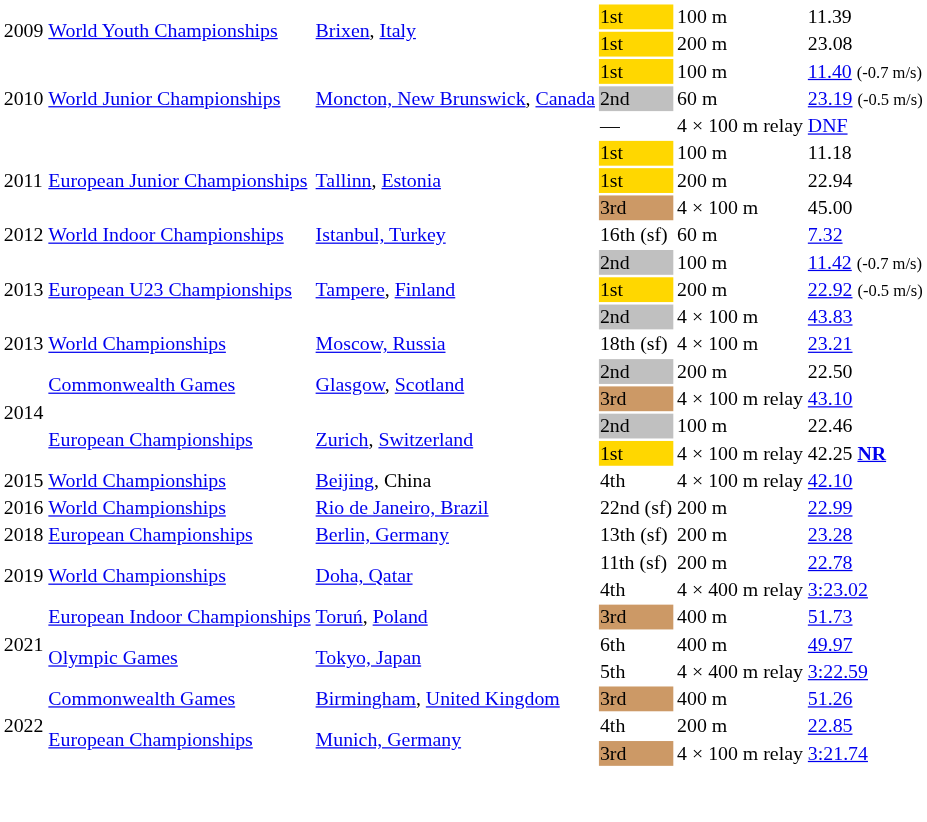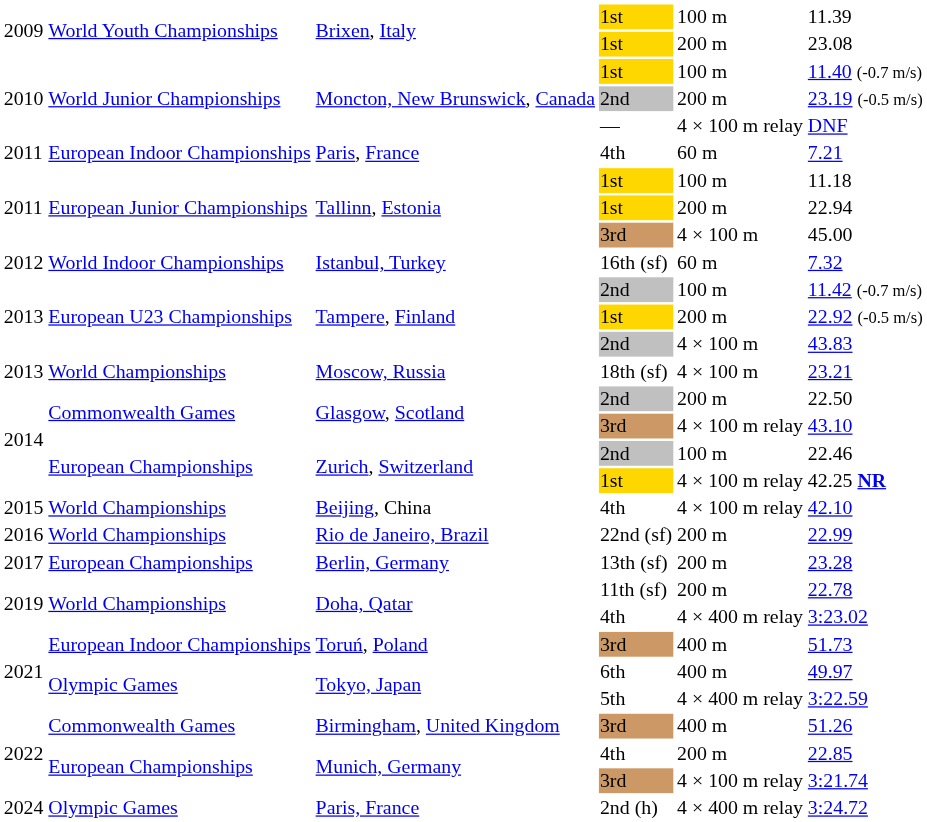(697, 98) 60 m -> (702, 98) 200 m
+ row: (367, 153)
(24, 535) 2018 -> (24, 562) 2017
+ row: (367, 807)
